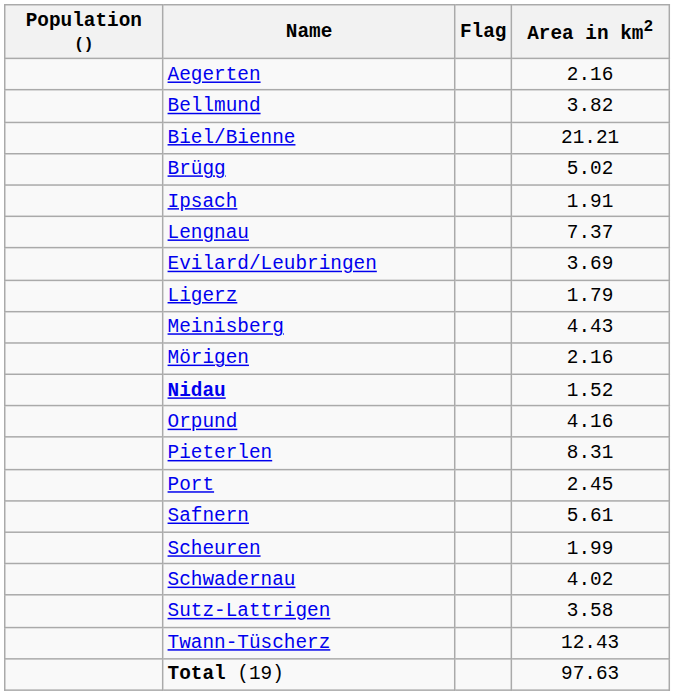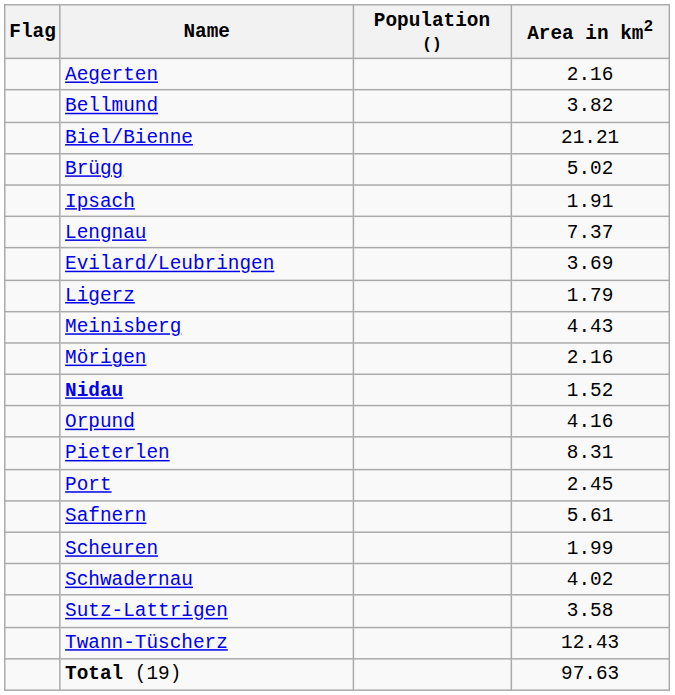columns swapped: (483, 32) <-> (84, 31)
